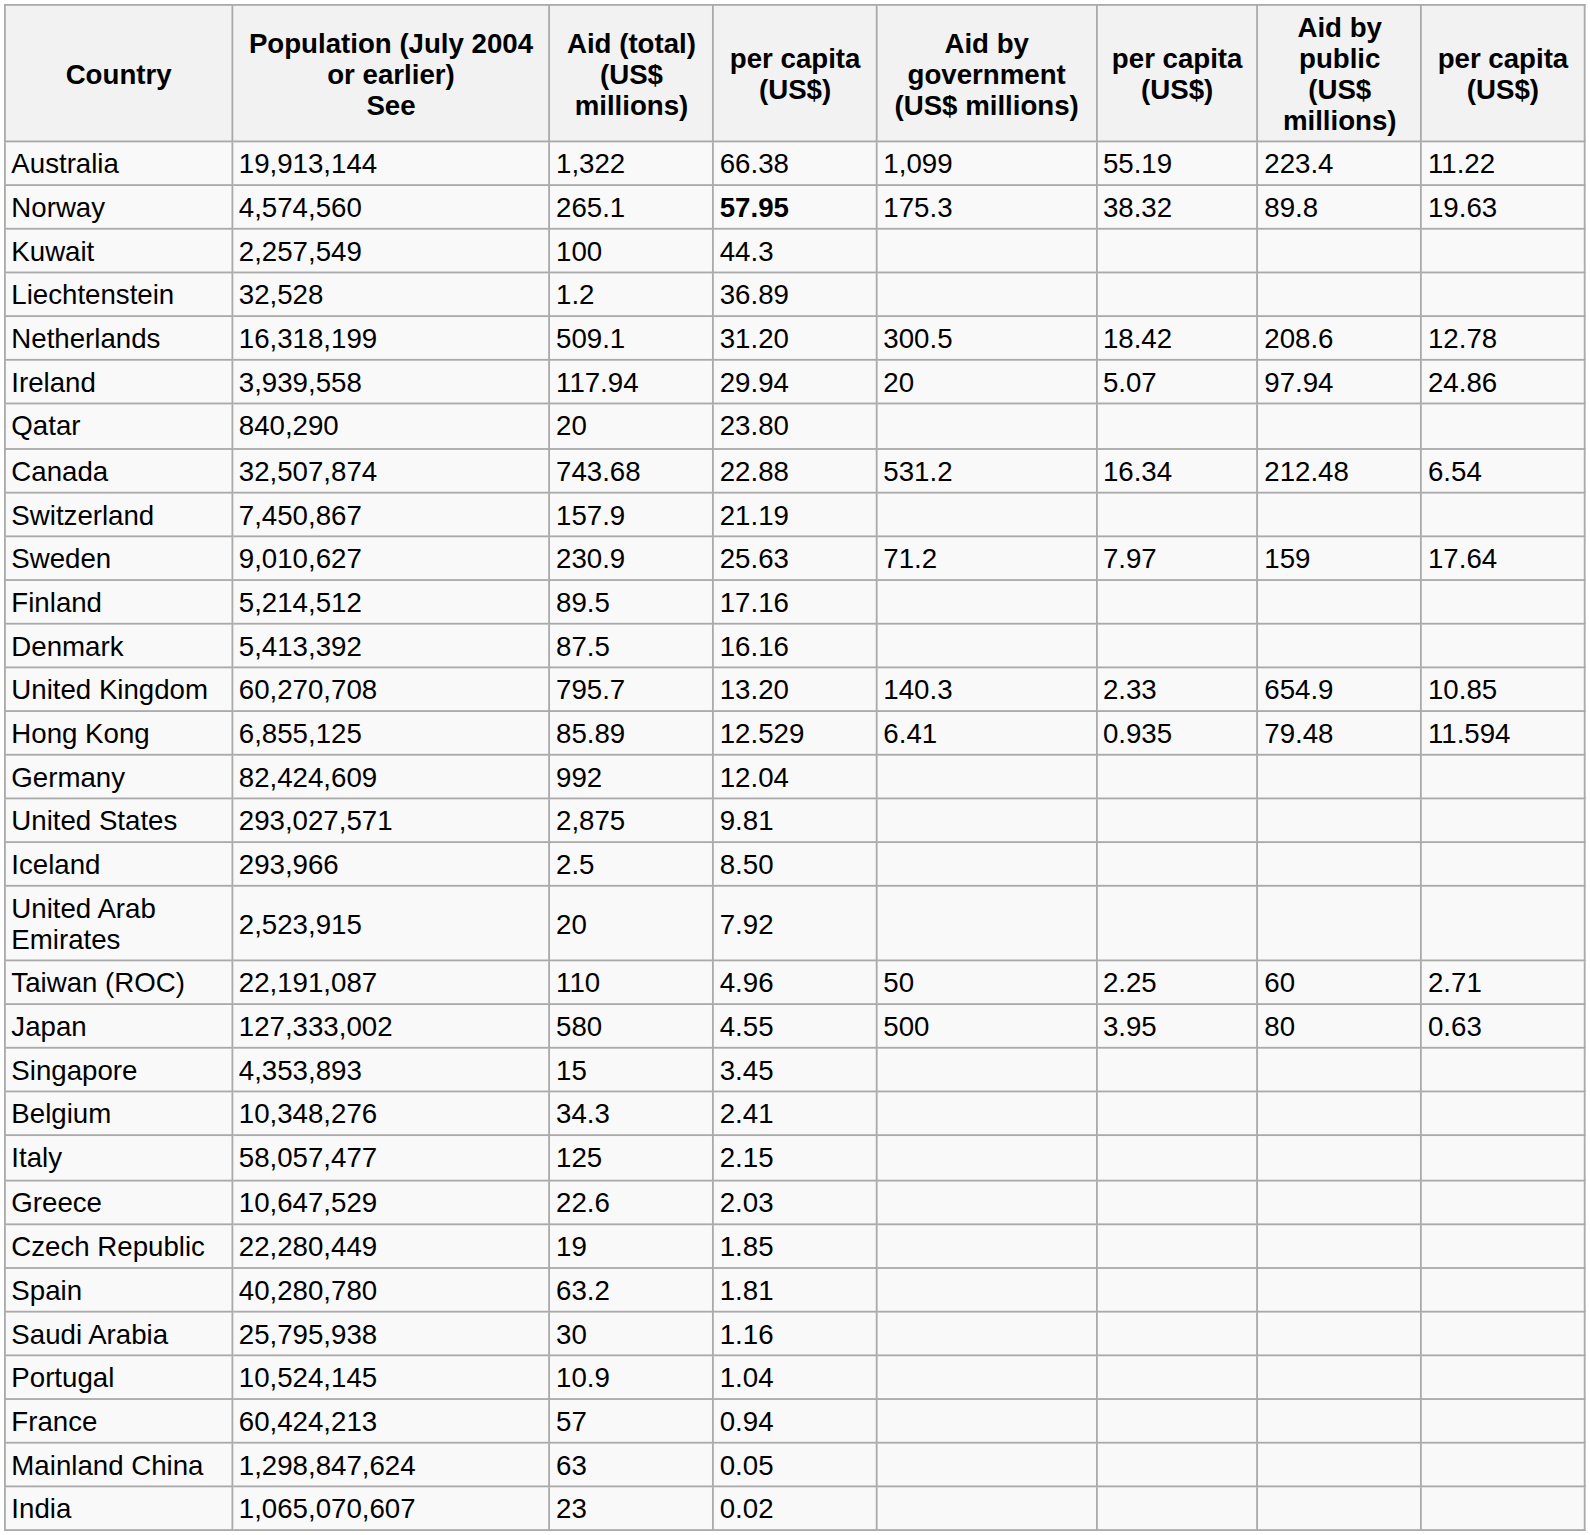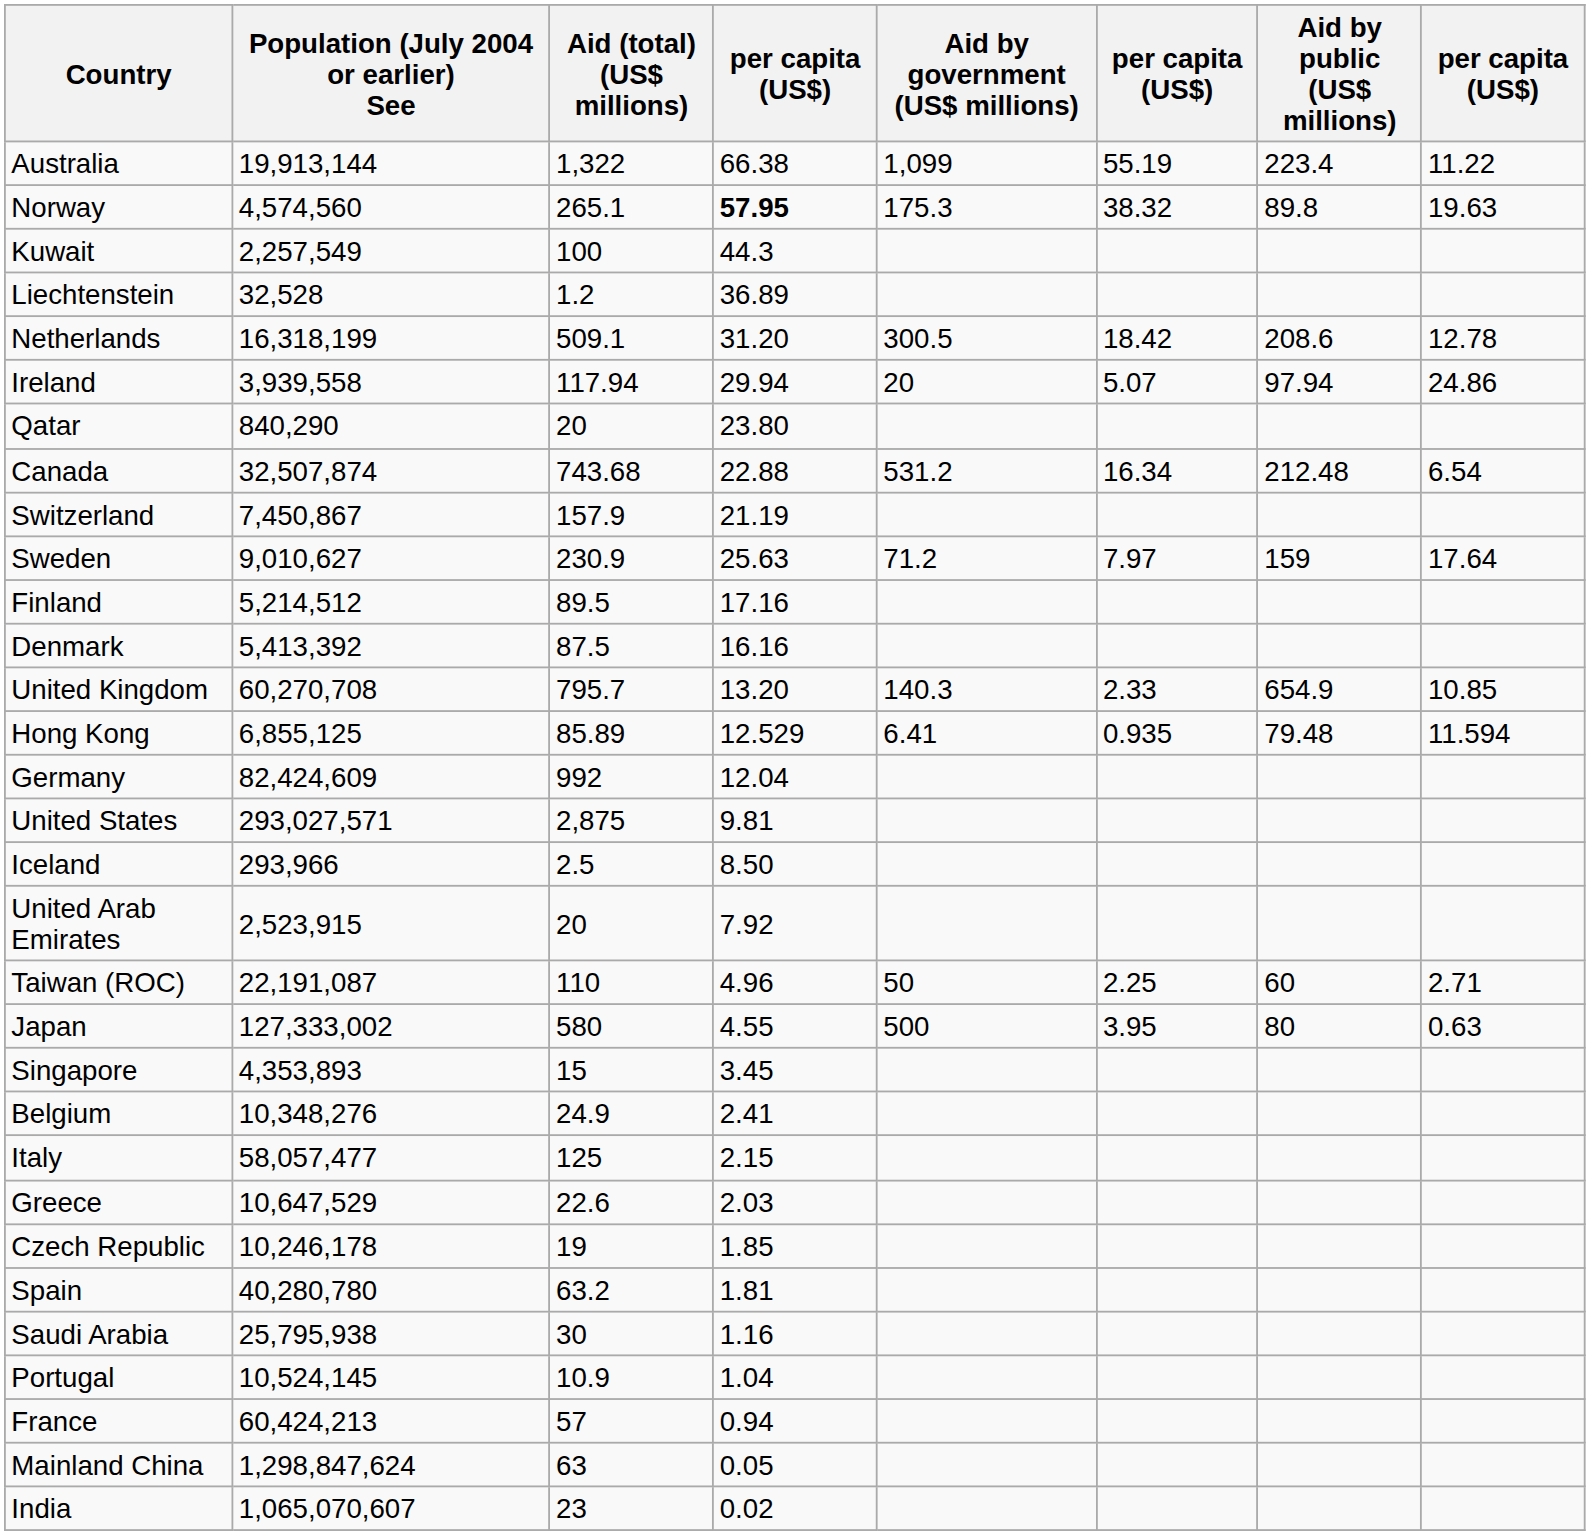(583, 1114) 34.3 -> (583, 1114) 24.9
(308, 1246) 22,280,449 -> (308, 1246) 10,246,178
